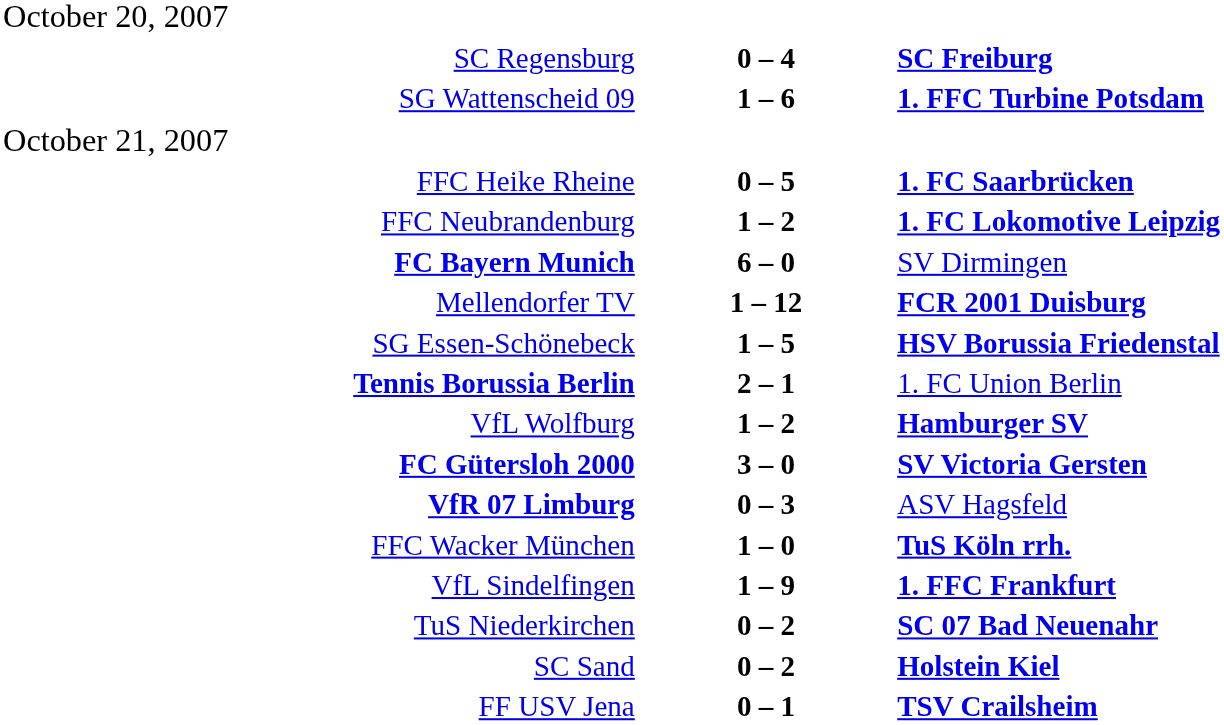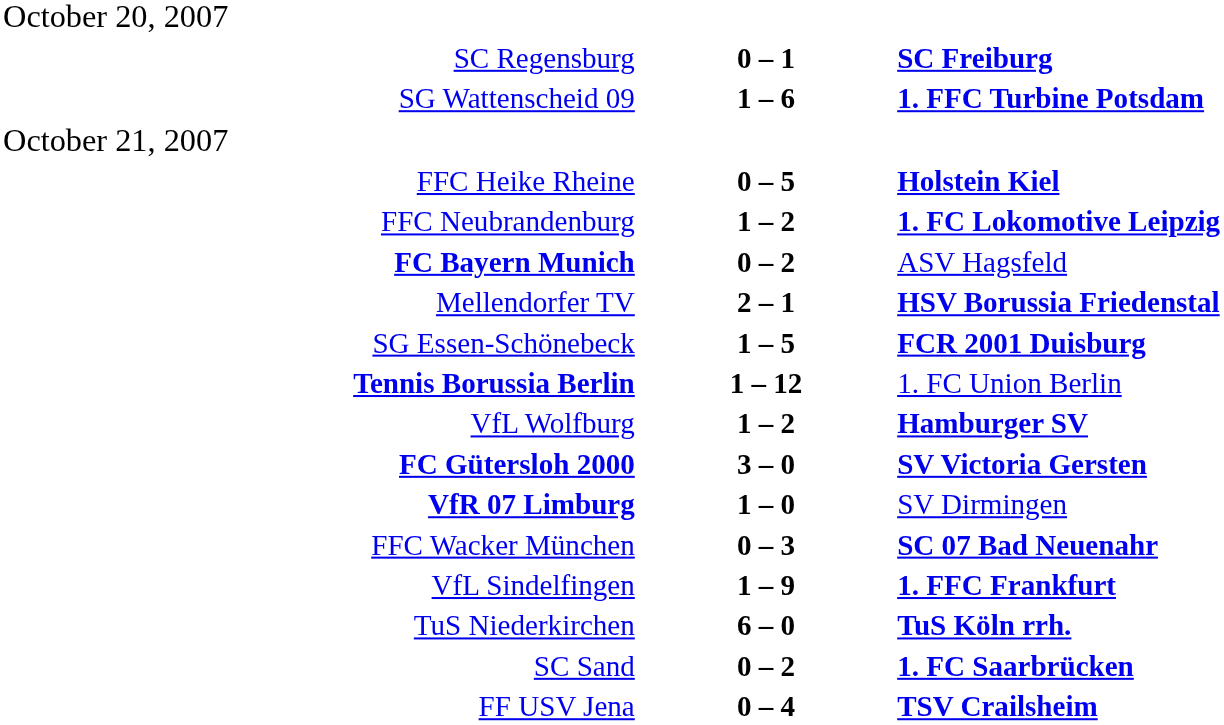(766, 58) 0 – 4 -> (766, 58) 0 – 1
(1015, 181) 1. FC Saarbrücken -> (978, 181) Holstein Kiel
(766, 262) 6 – 0 -> (766, 262) 0 – 2
(982, 262) SV Dirmingen -> (982, 262) ASV Hagsfeld
(766, 302) 1 – 12 -> (766, 302) 2 – 1
(1022, 302) FCR 2001 Duisburg -> (1058, 302) HSV Borussia Friedenstal
(1058, 342) HSV Borussia Friedenstal -> (1022, 342) FCR 2001 Duisburg
(766, 383) 2 – 1 -> (766, 383) 1 – 12
(766, 504) 0 – 3 -> (766, 504) 1 – 0
(982, 504) ASV Hagsfeld -> (982, 504) SV Dirmingen
(766, 544) 1 – 0 -> (766, 544) 0 – 3
(984, 544) TuS Köln rrh. -> (1028, 544) SC 07 Bad Neuenahr
(766, 625) 0 – 2 -> (766, 625) 6 – 0
(1028, 625) SC 07 Bad Neuenahr -> (984, 625) TuS Köln rrh.
(978, 666) Holstein Kiel -> (1015, 666) 1. FC Saarbrücken
(766, 706) 0 – 1 -> (766, 706) 0 – 4
